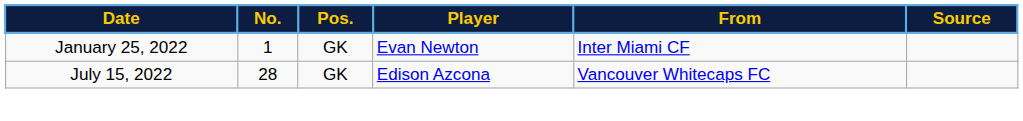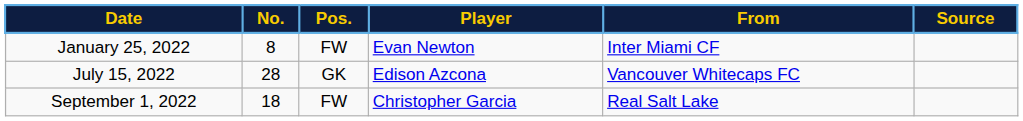(268, 47) 1 -> (271, 47) 8
(335, 47) GK -> (334, 47) FW
+ row: (124, 101)
